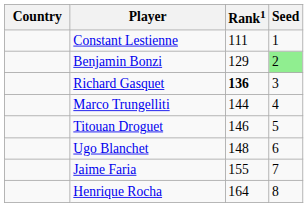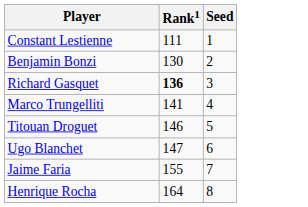- column: (37, 17)
(239, 62) 129 -> (173, 62) 130
(275, 62) lightgreen background -> (210, 62) no background
(239, 105) 144 -> (173, 105) 141
(239, 148) 148 -> (173, 148) 147
